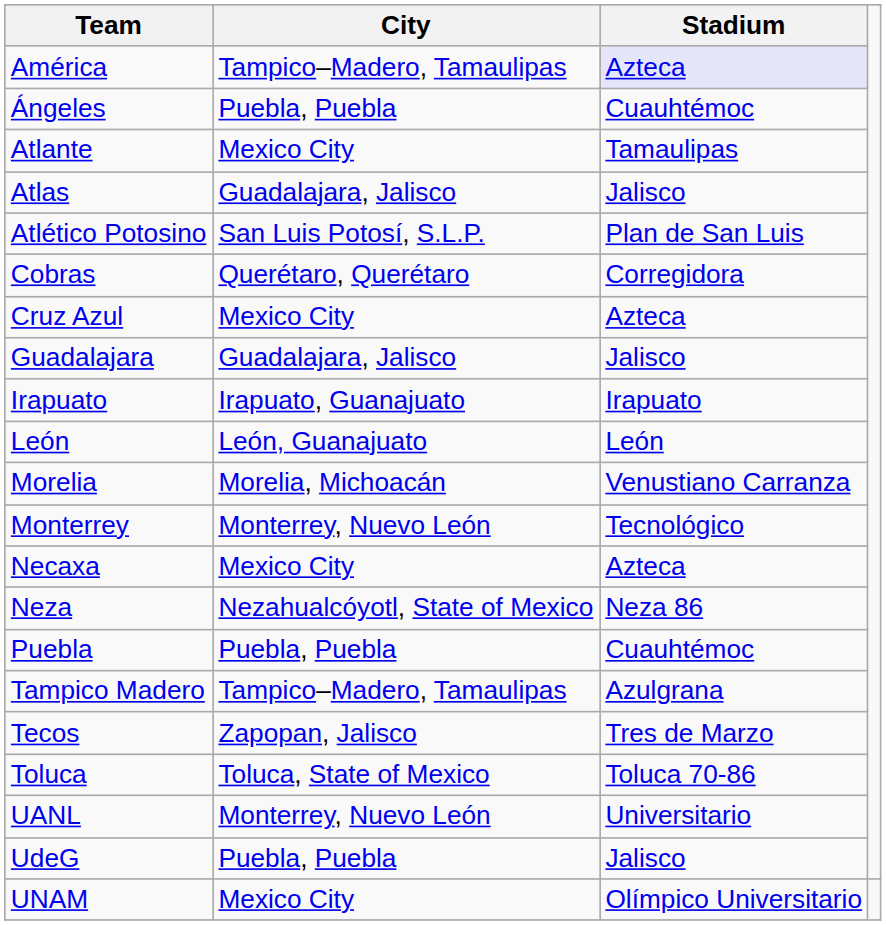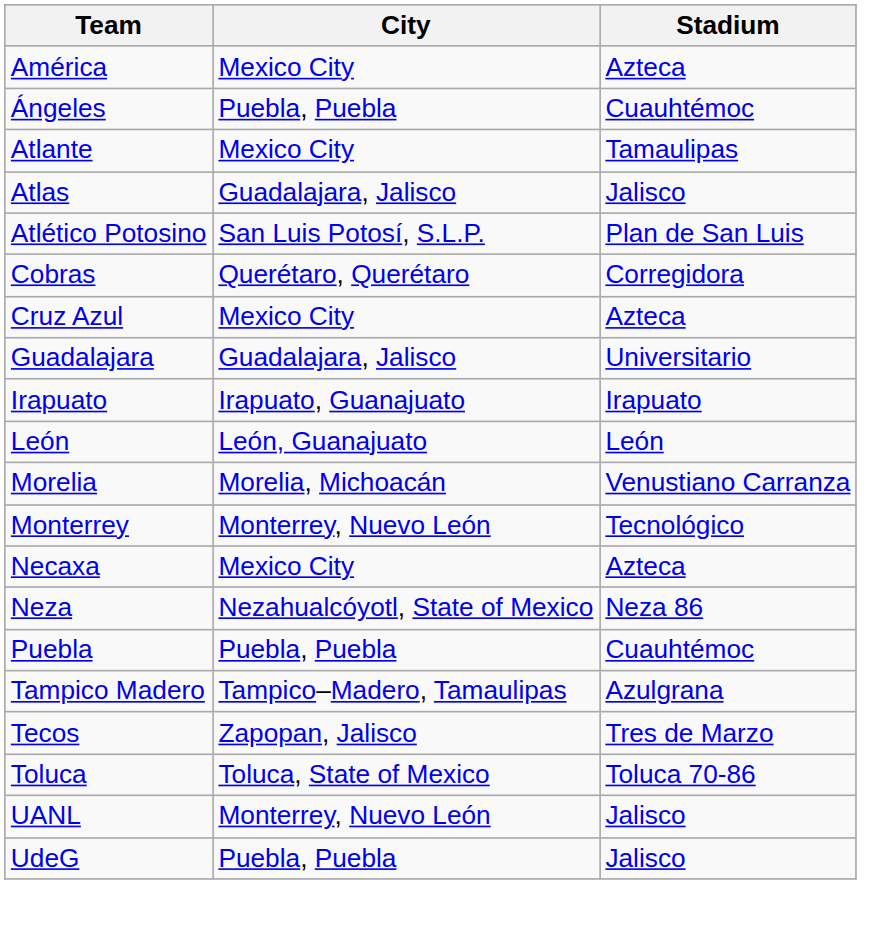(393, 66) Tampico–Madero, Tamaulipas -> (286, 66) Mexico City
(646, 66) lavender background -> (646, 66) no background
(645, 358) Jalisco -> (678, 358) Universitario
(678, 815) Universitario -> (645, 815) Jalisco
- row: (49, 899)
